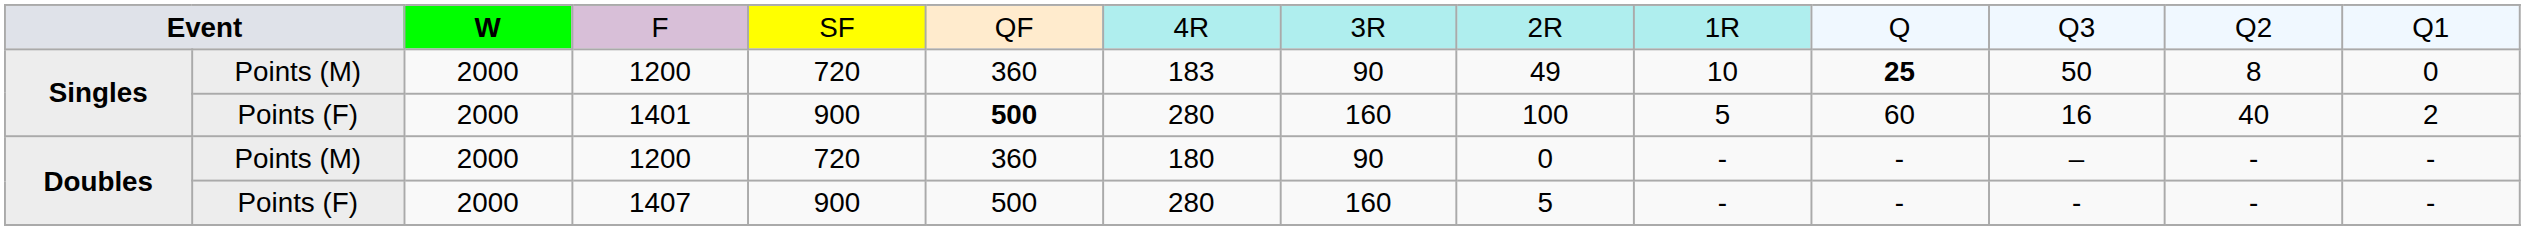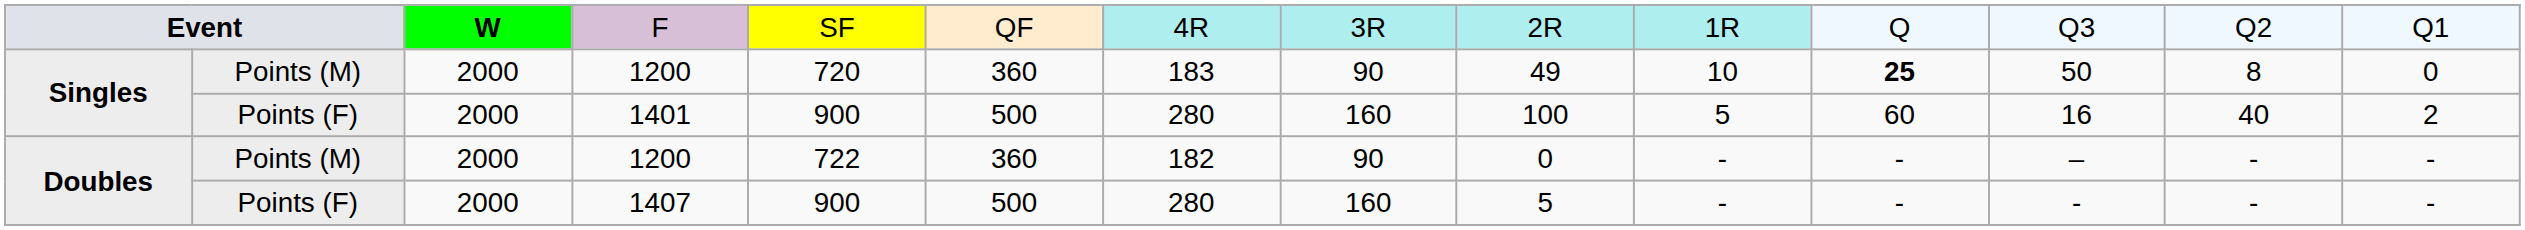(1014, 115) bold -> (1014, 115) normal
(837, 159) 720 -> (837, 159) 722
(1191, 159) 180 -> (1191, 159) 182
